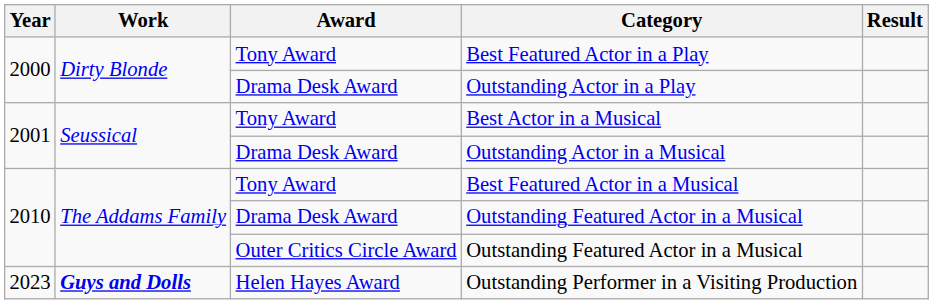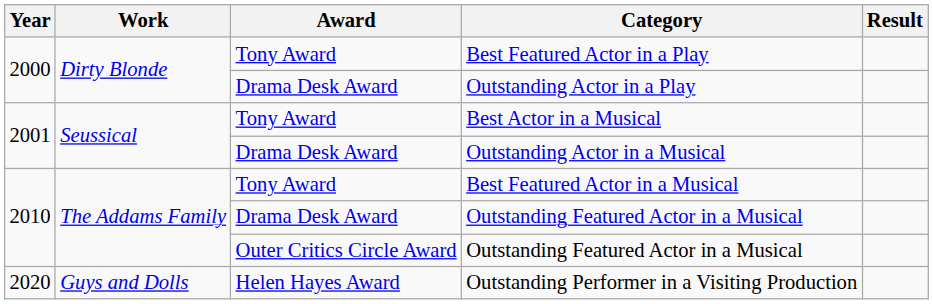(30, 282) 2023 -> (30, 282) 2020
(126, 282) bold -> (124, 282) normal
